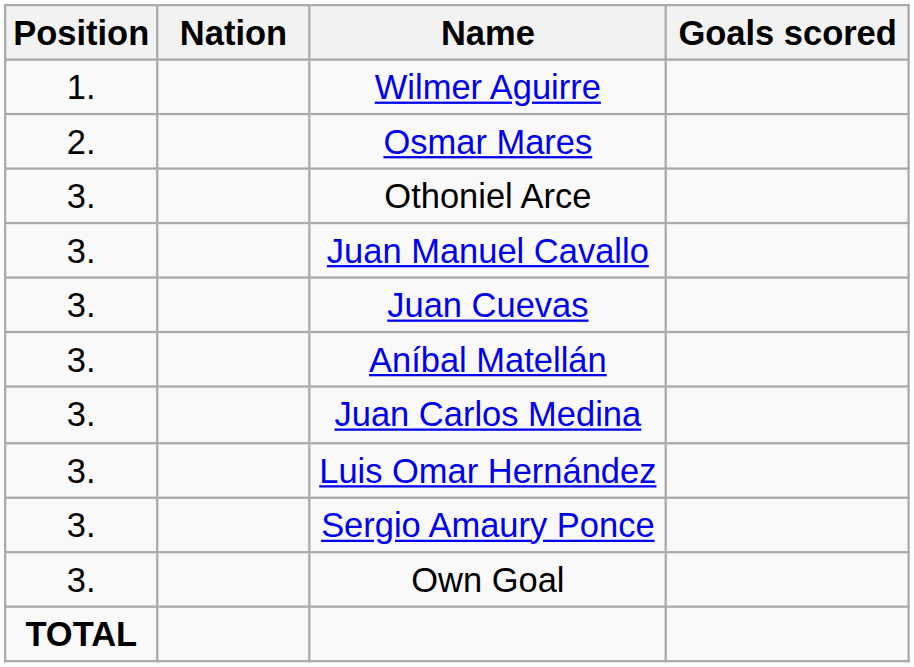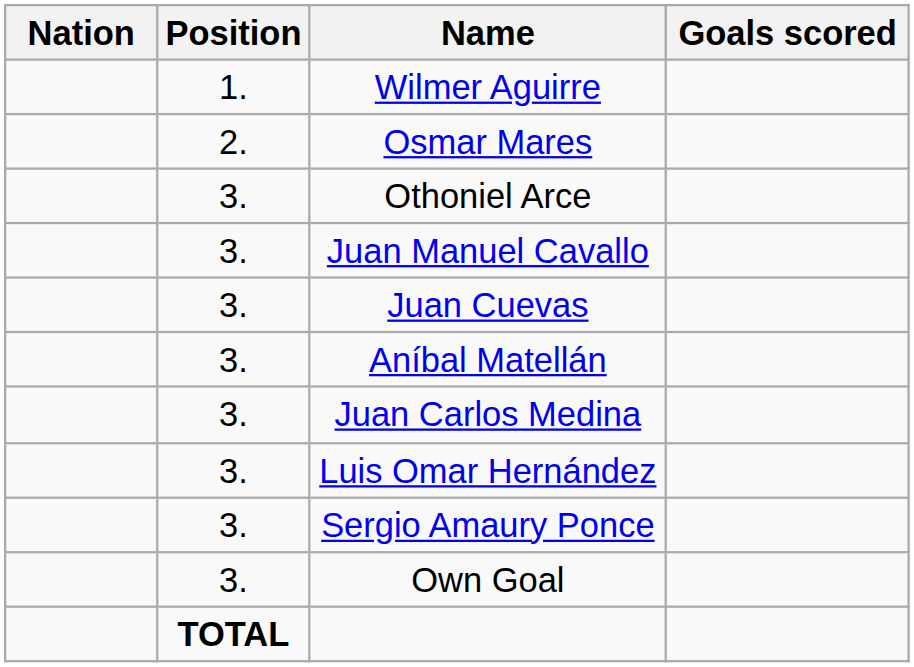columns swapped: (81, 33) <-> (233, 33)
